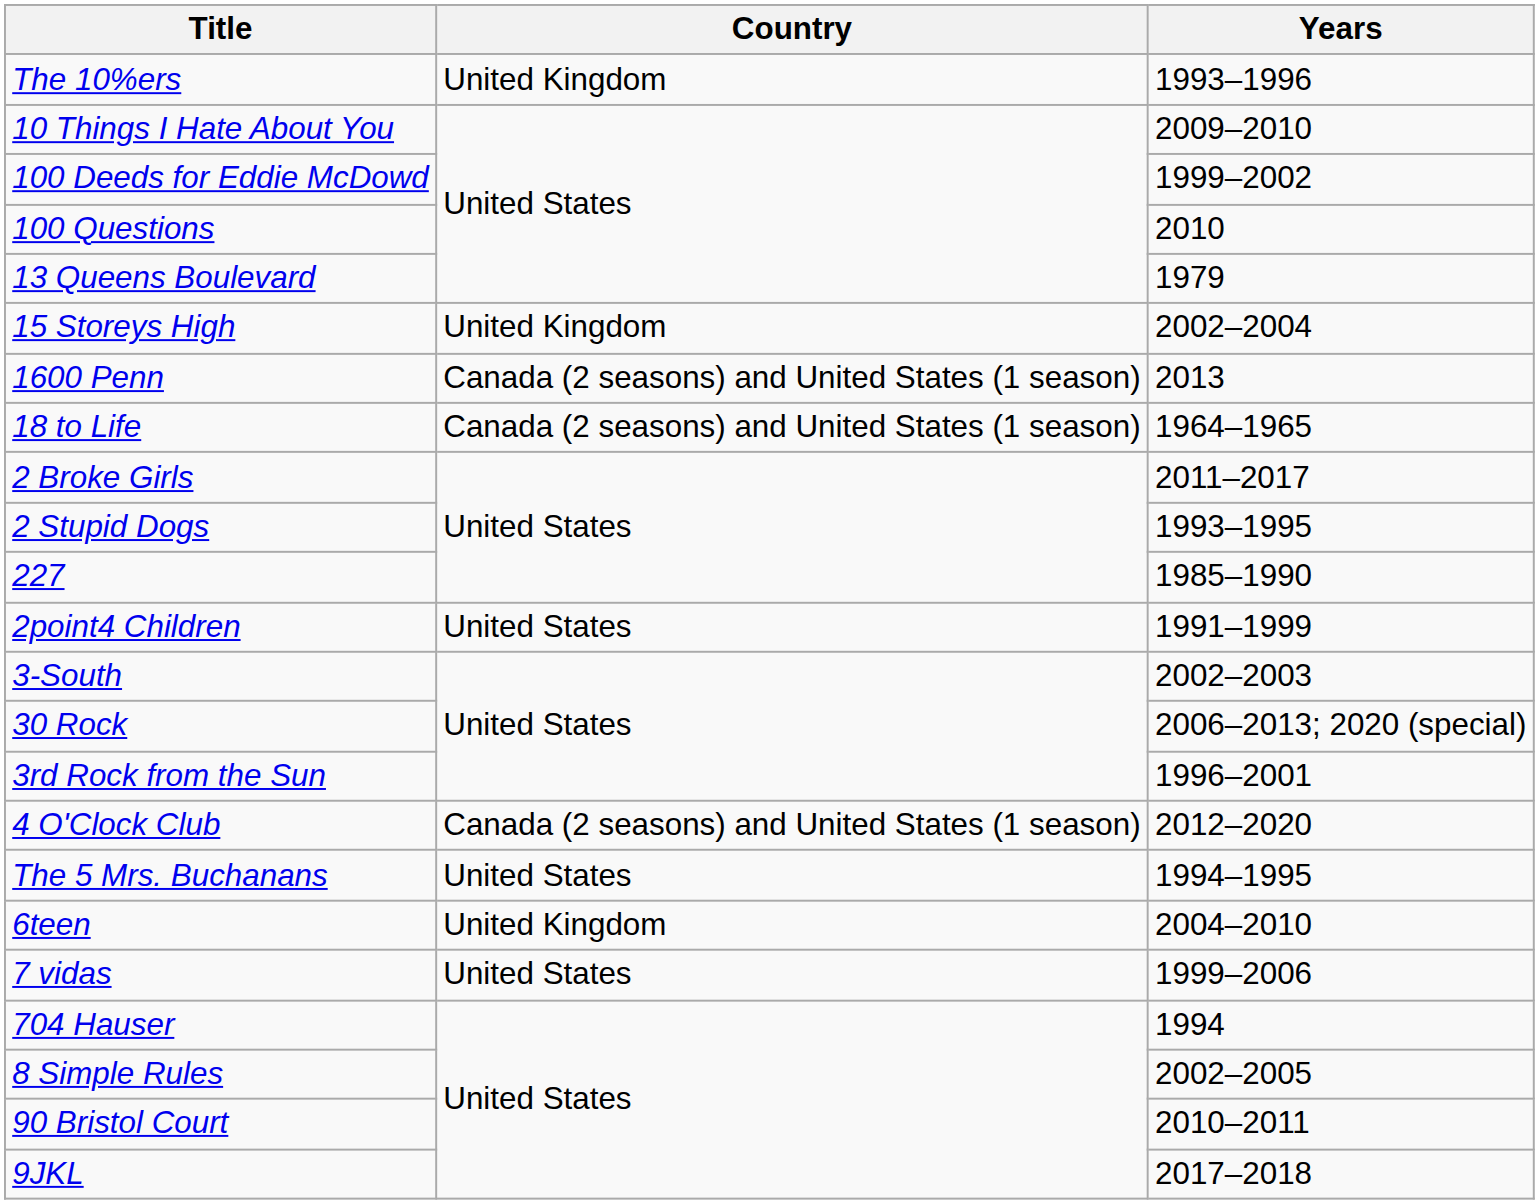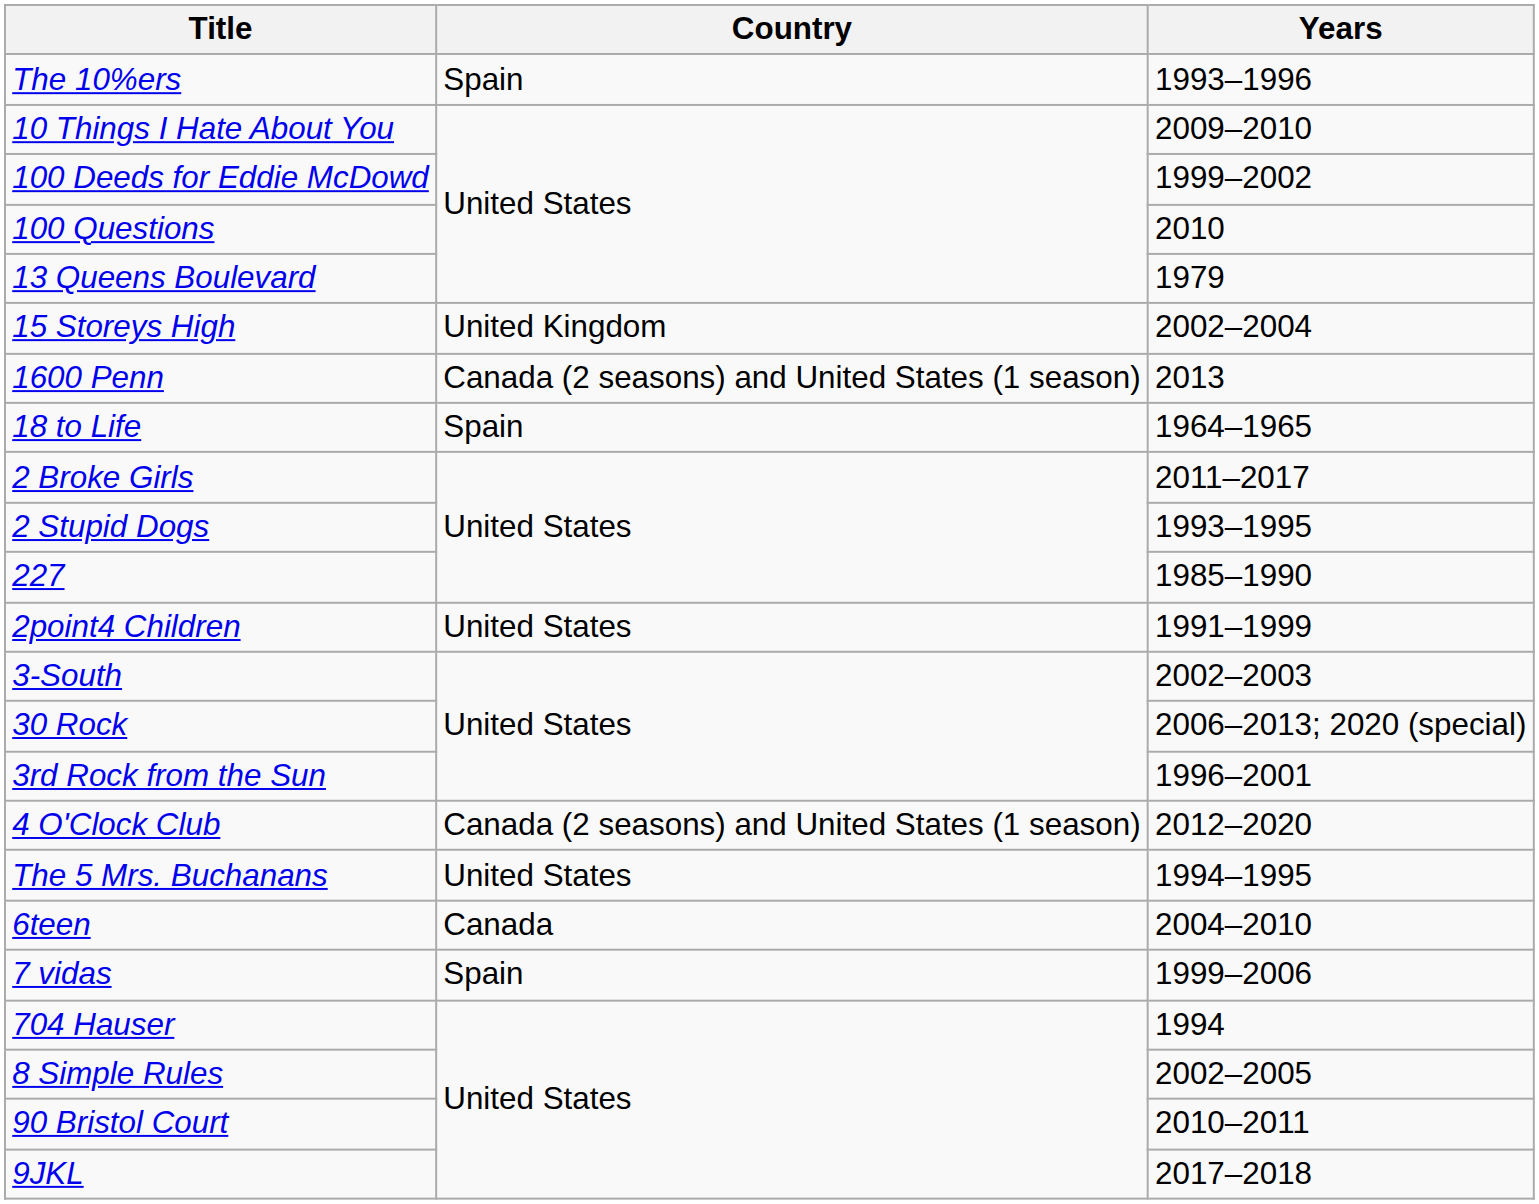(555, 79) United Kingdom -> (483, 79) Spain
(792, 427) Canada (2 seasons) and United States (1 season) -> (483, 427) Spain
(555, 924) United Kingdom -> (498, 924) Canada
(537, 974) United States -> (483, 974) Spain
